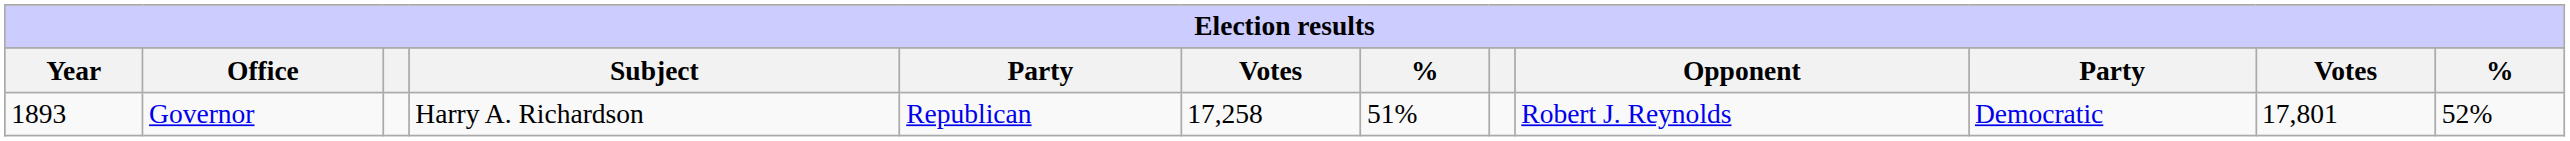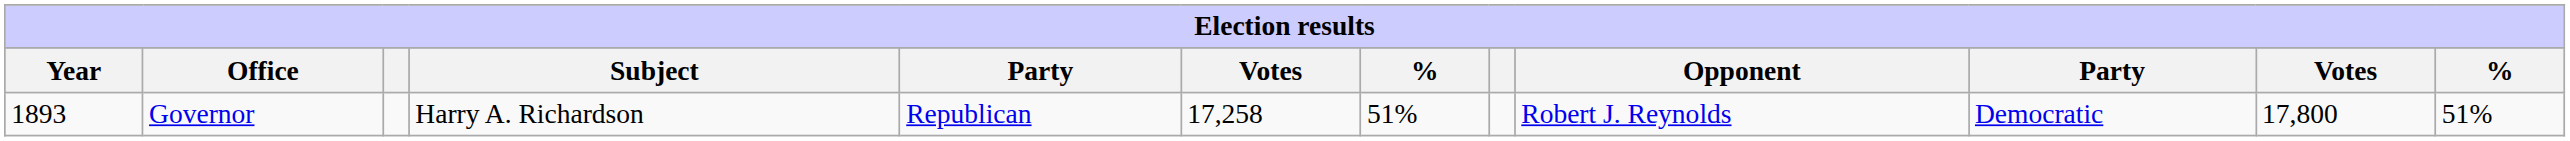(2300, 113) 17,801 -> (2300, 113) 17,800
(2467, 113) 52% -> (2467, 113) 51%
